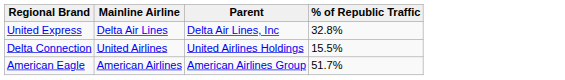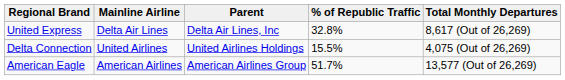+ column: (492, 13)
